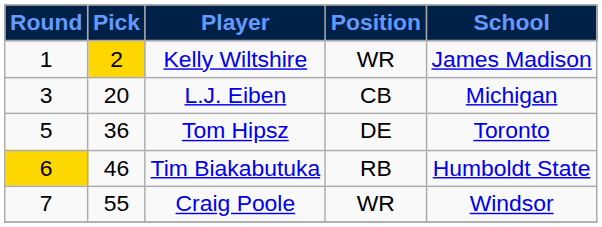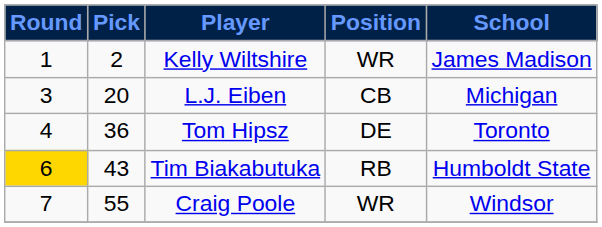(117, 58) gold background -> (117, 58) no background
(46, 131) 5 -> (46, 131) 4
(117, 167) 46 -> (117, 167) 43
